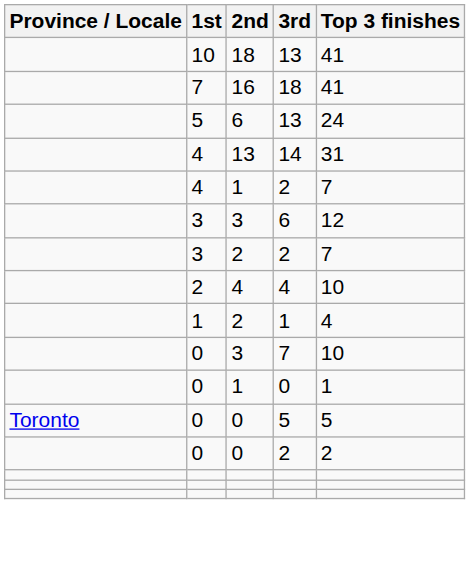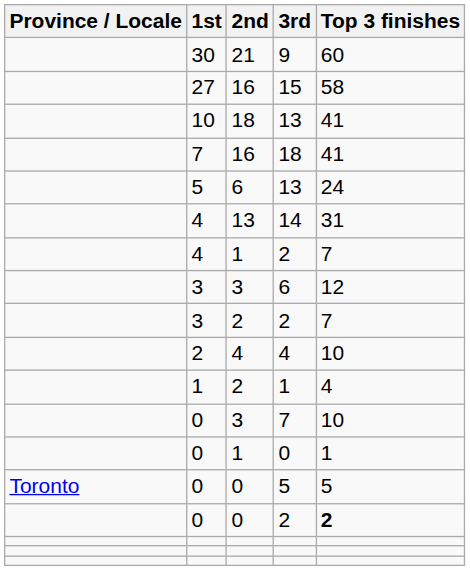+ row: (203, 54)
+ row: (203, 87)
(327, 453) normal -> (327, 519) bold
